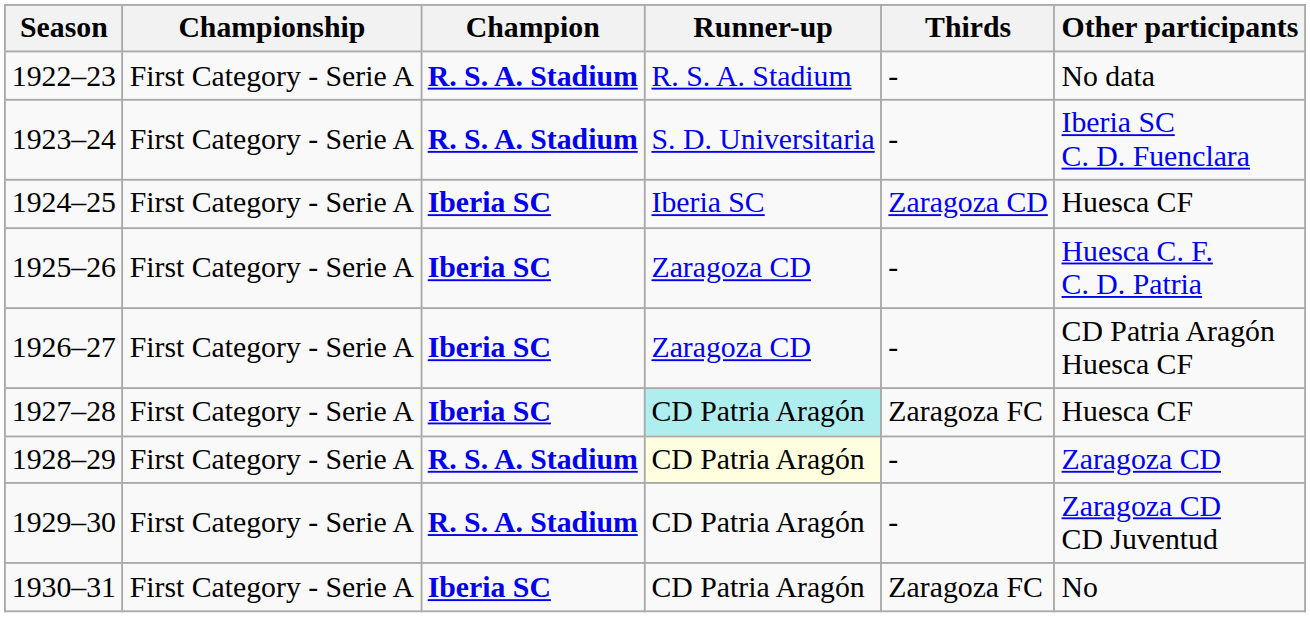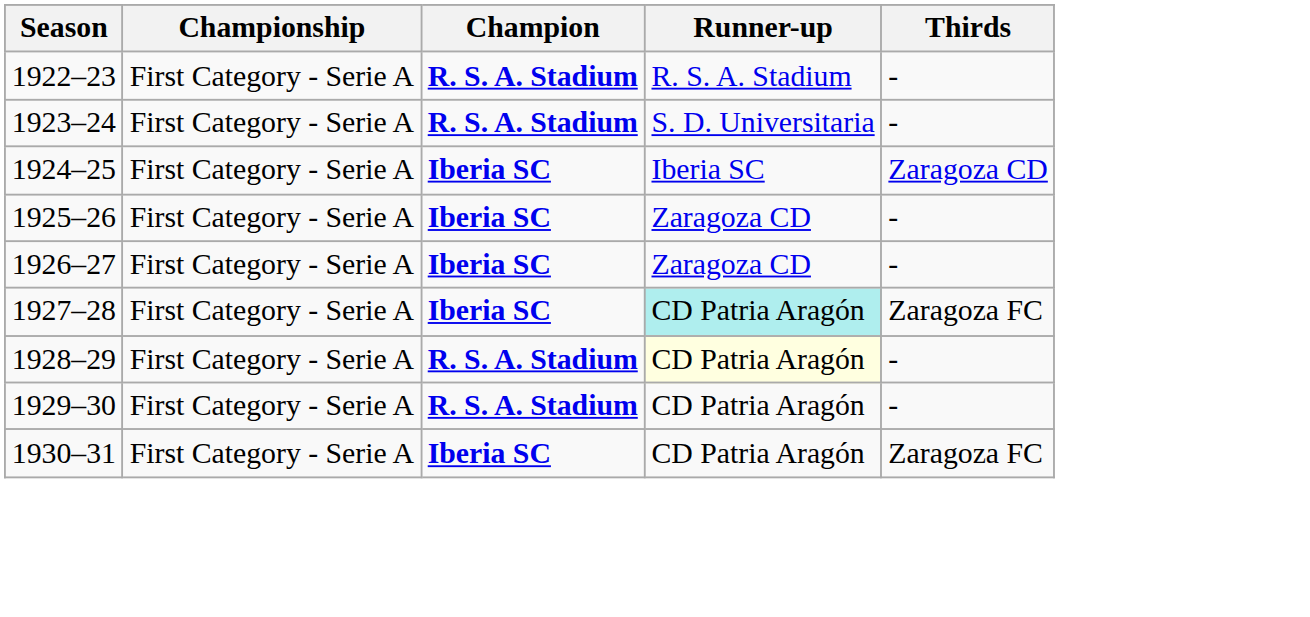- column: (1180, 28)
